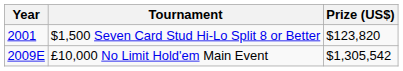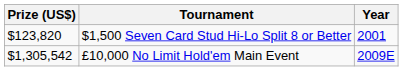columns swapped: (26, 14) <-> (360, 14)
